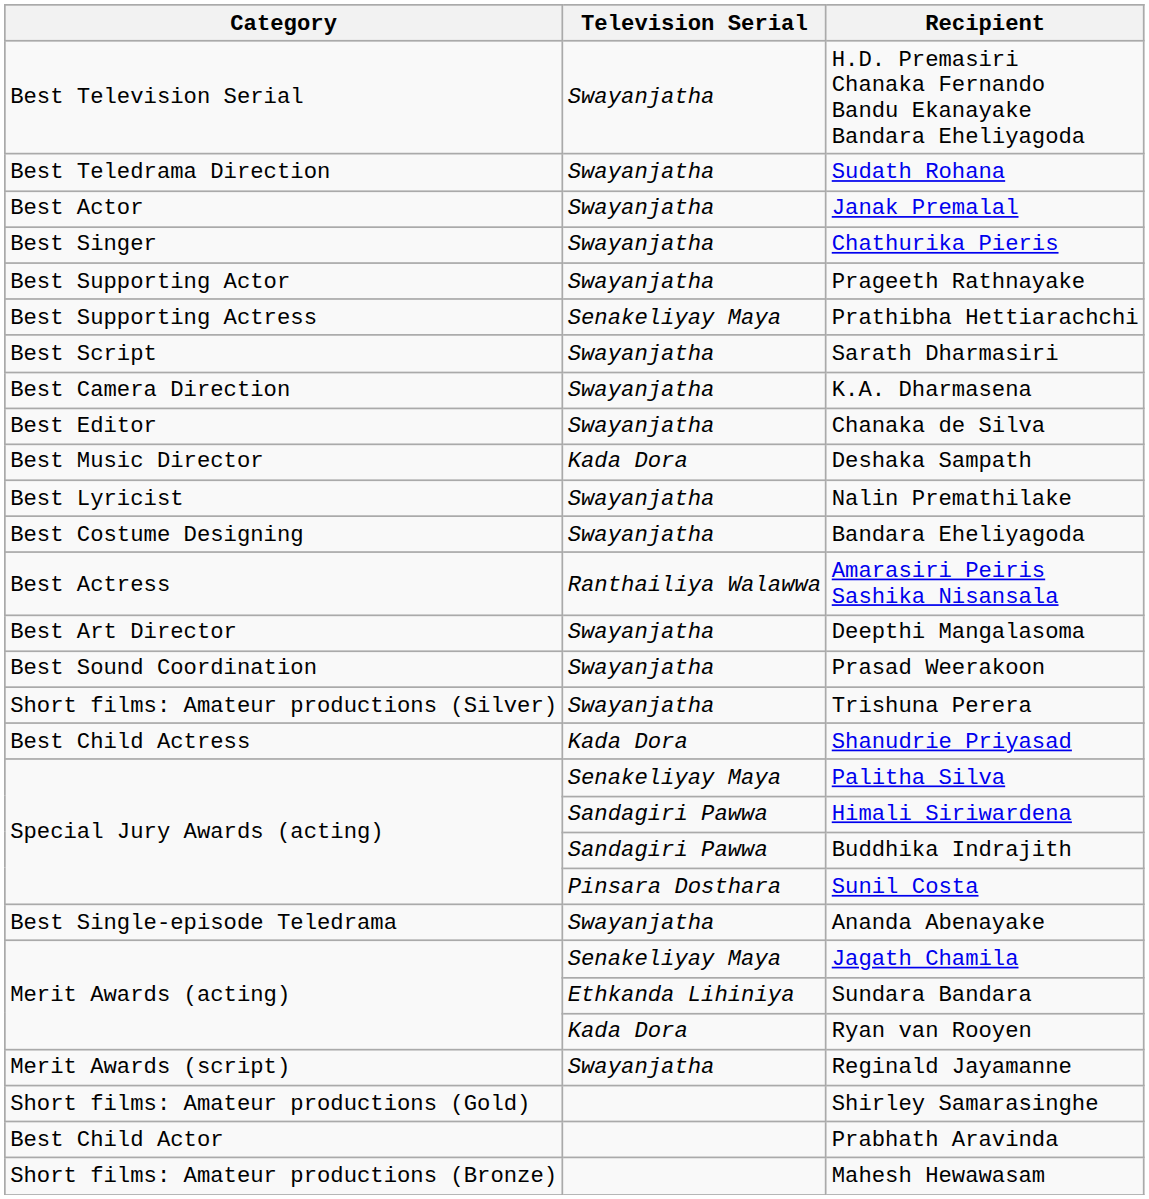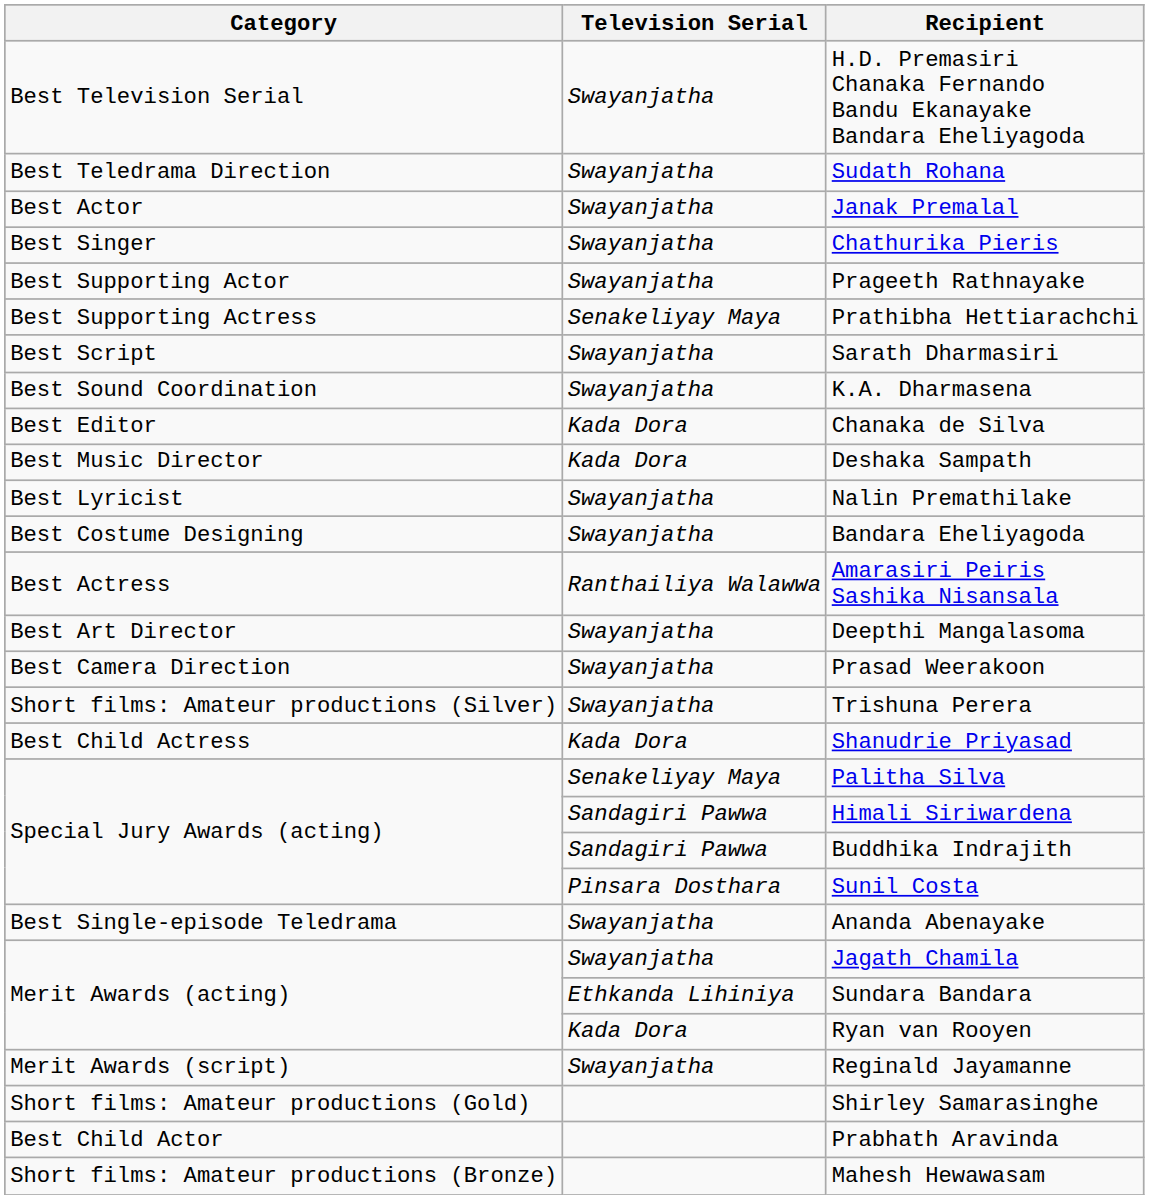(150, 390) Best Camera Direction -> (164, 390) Best Sound Coordination
(641, 426) Swayanjatha -> (628, 426) Kada Dora
(164, 669) Best Sound Coordination -> (150, 669) Best Camera Direction
(674, 959) Senakeliyay Maya -> (641, 959) Swayanjatha
